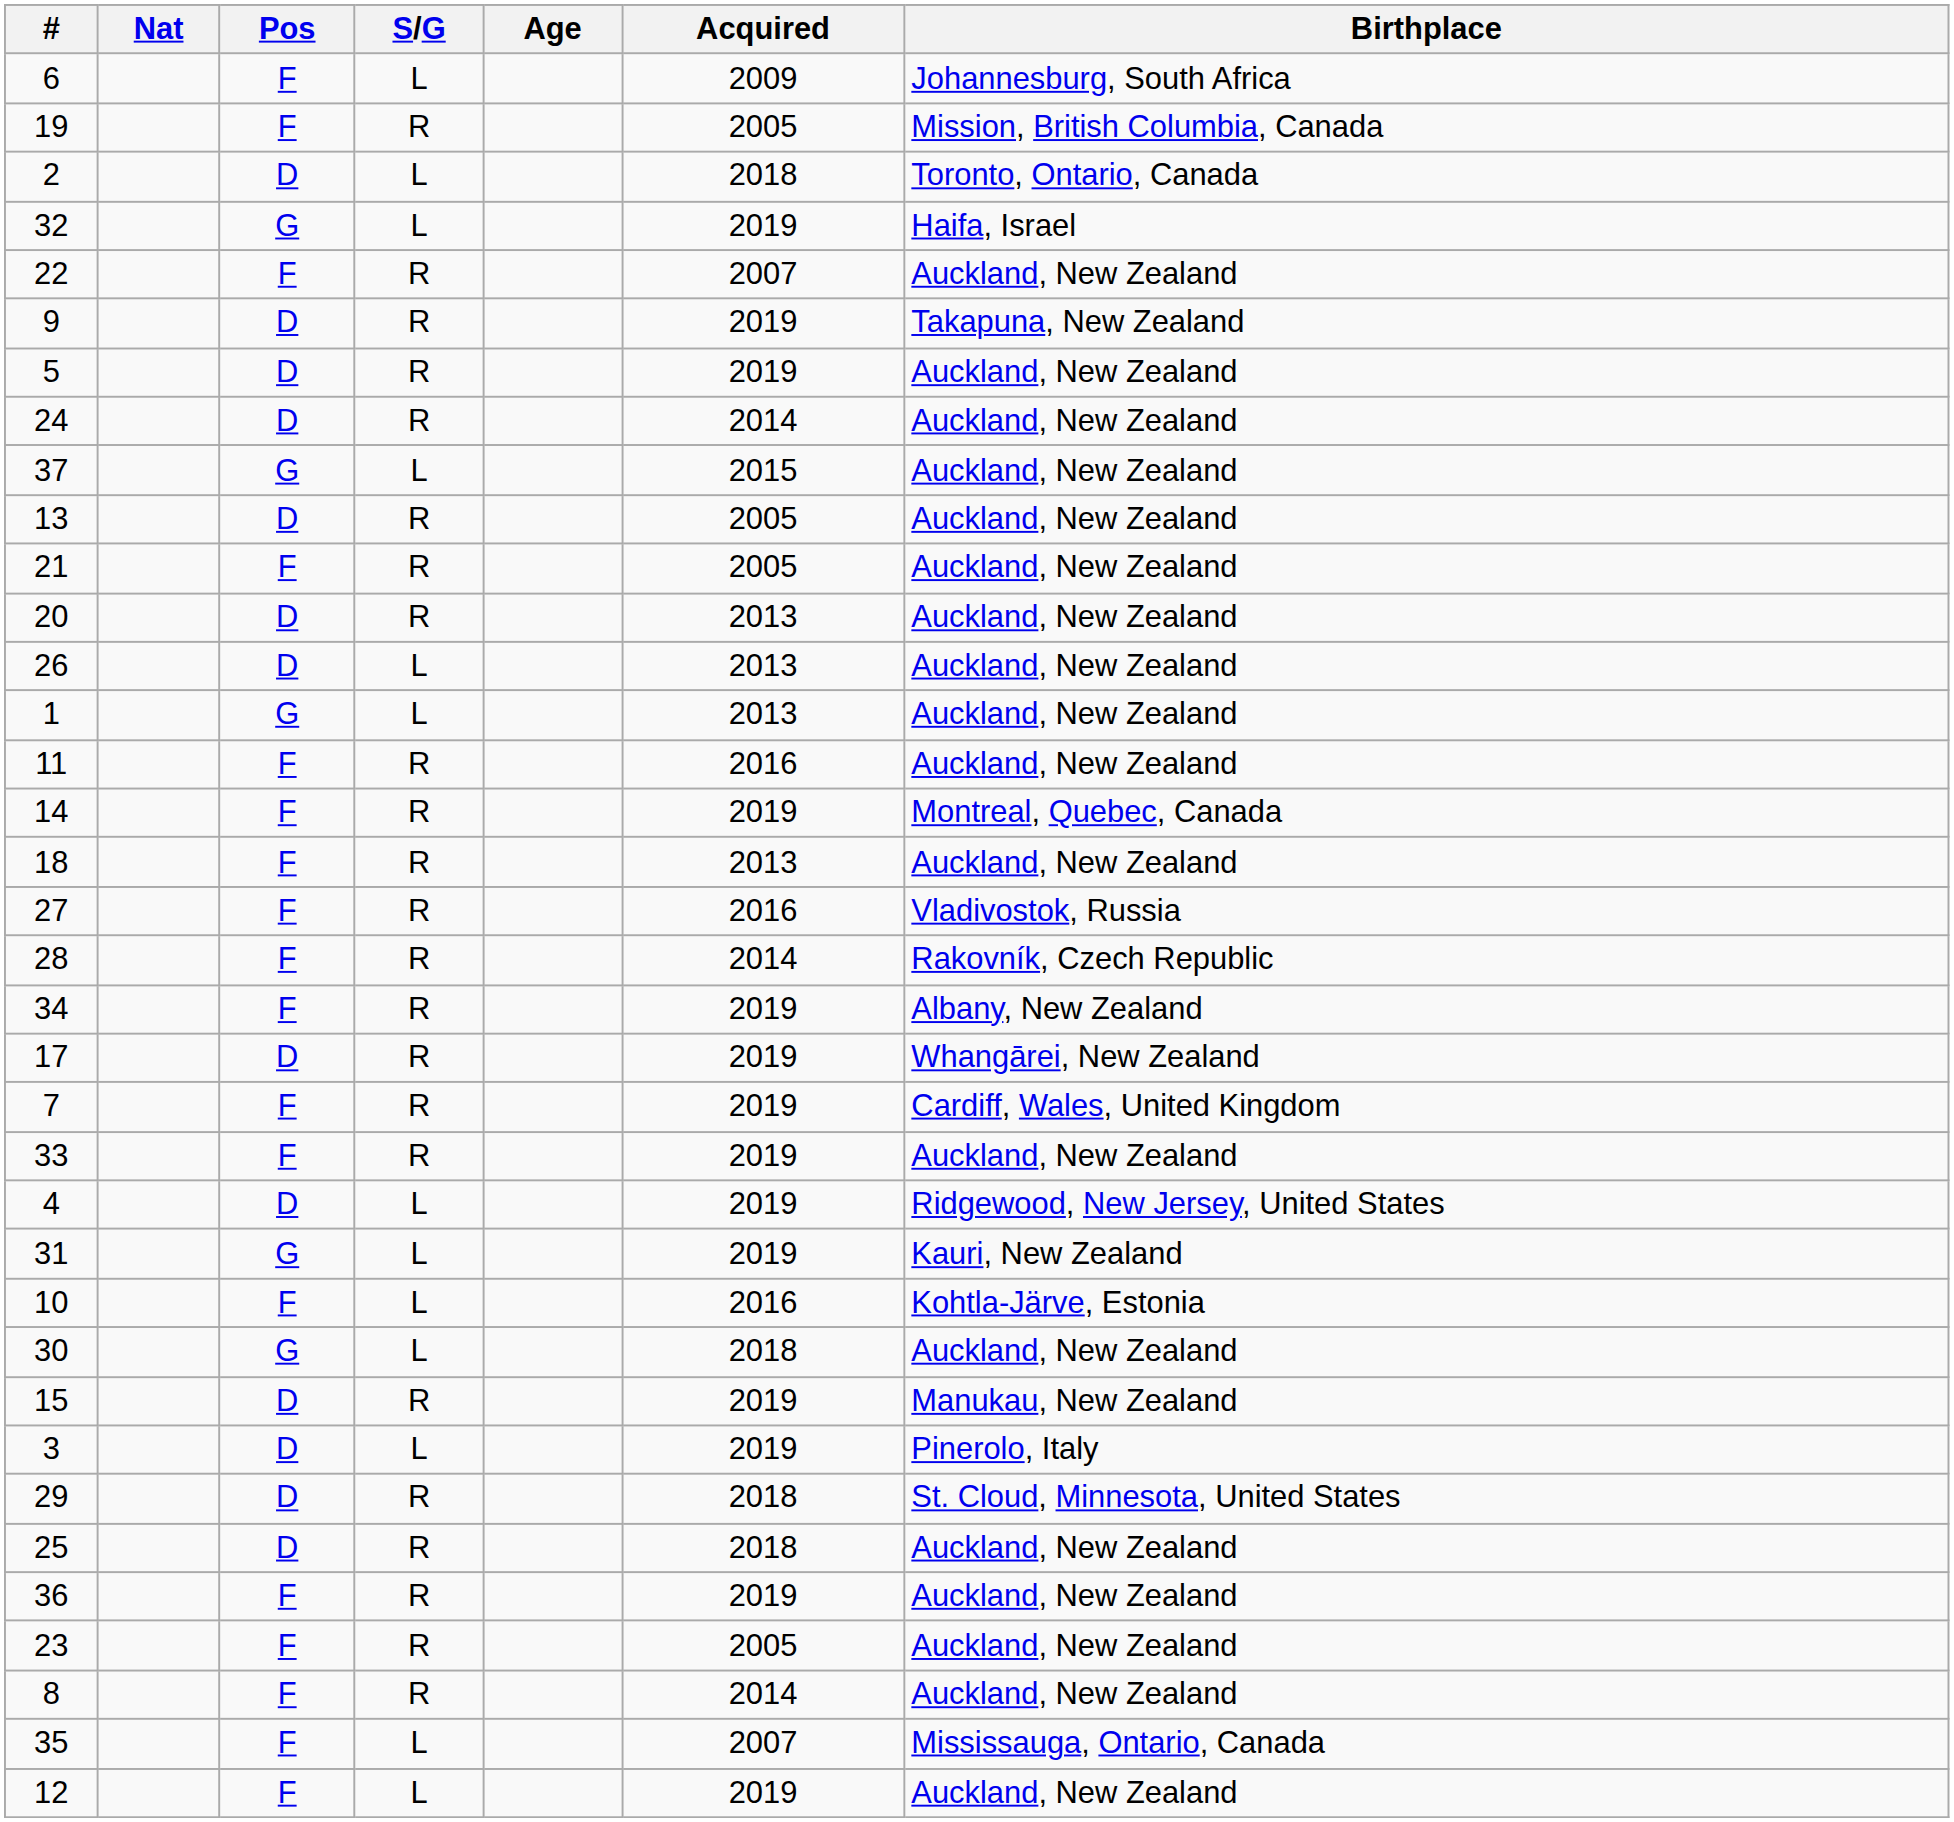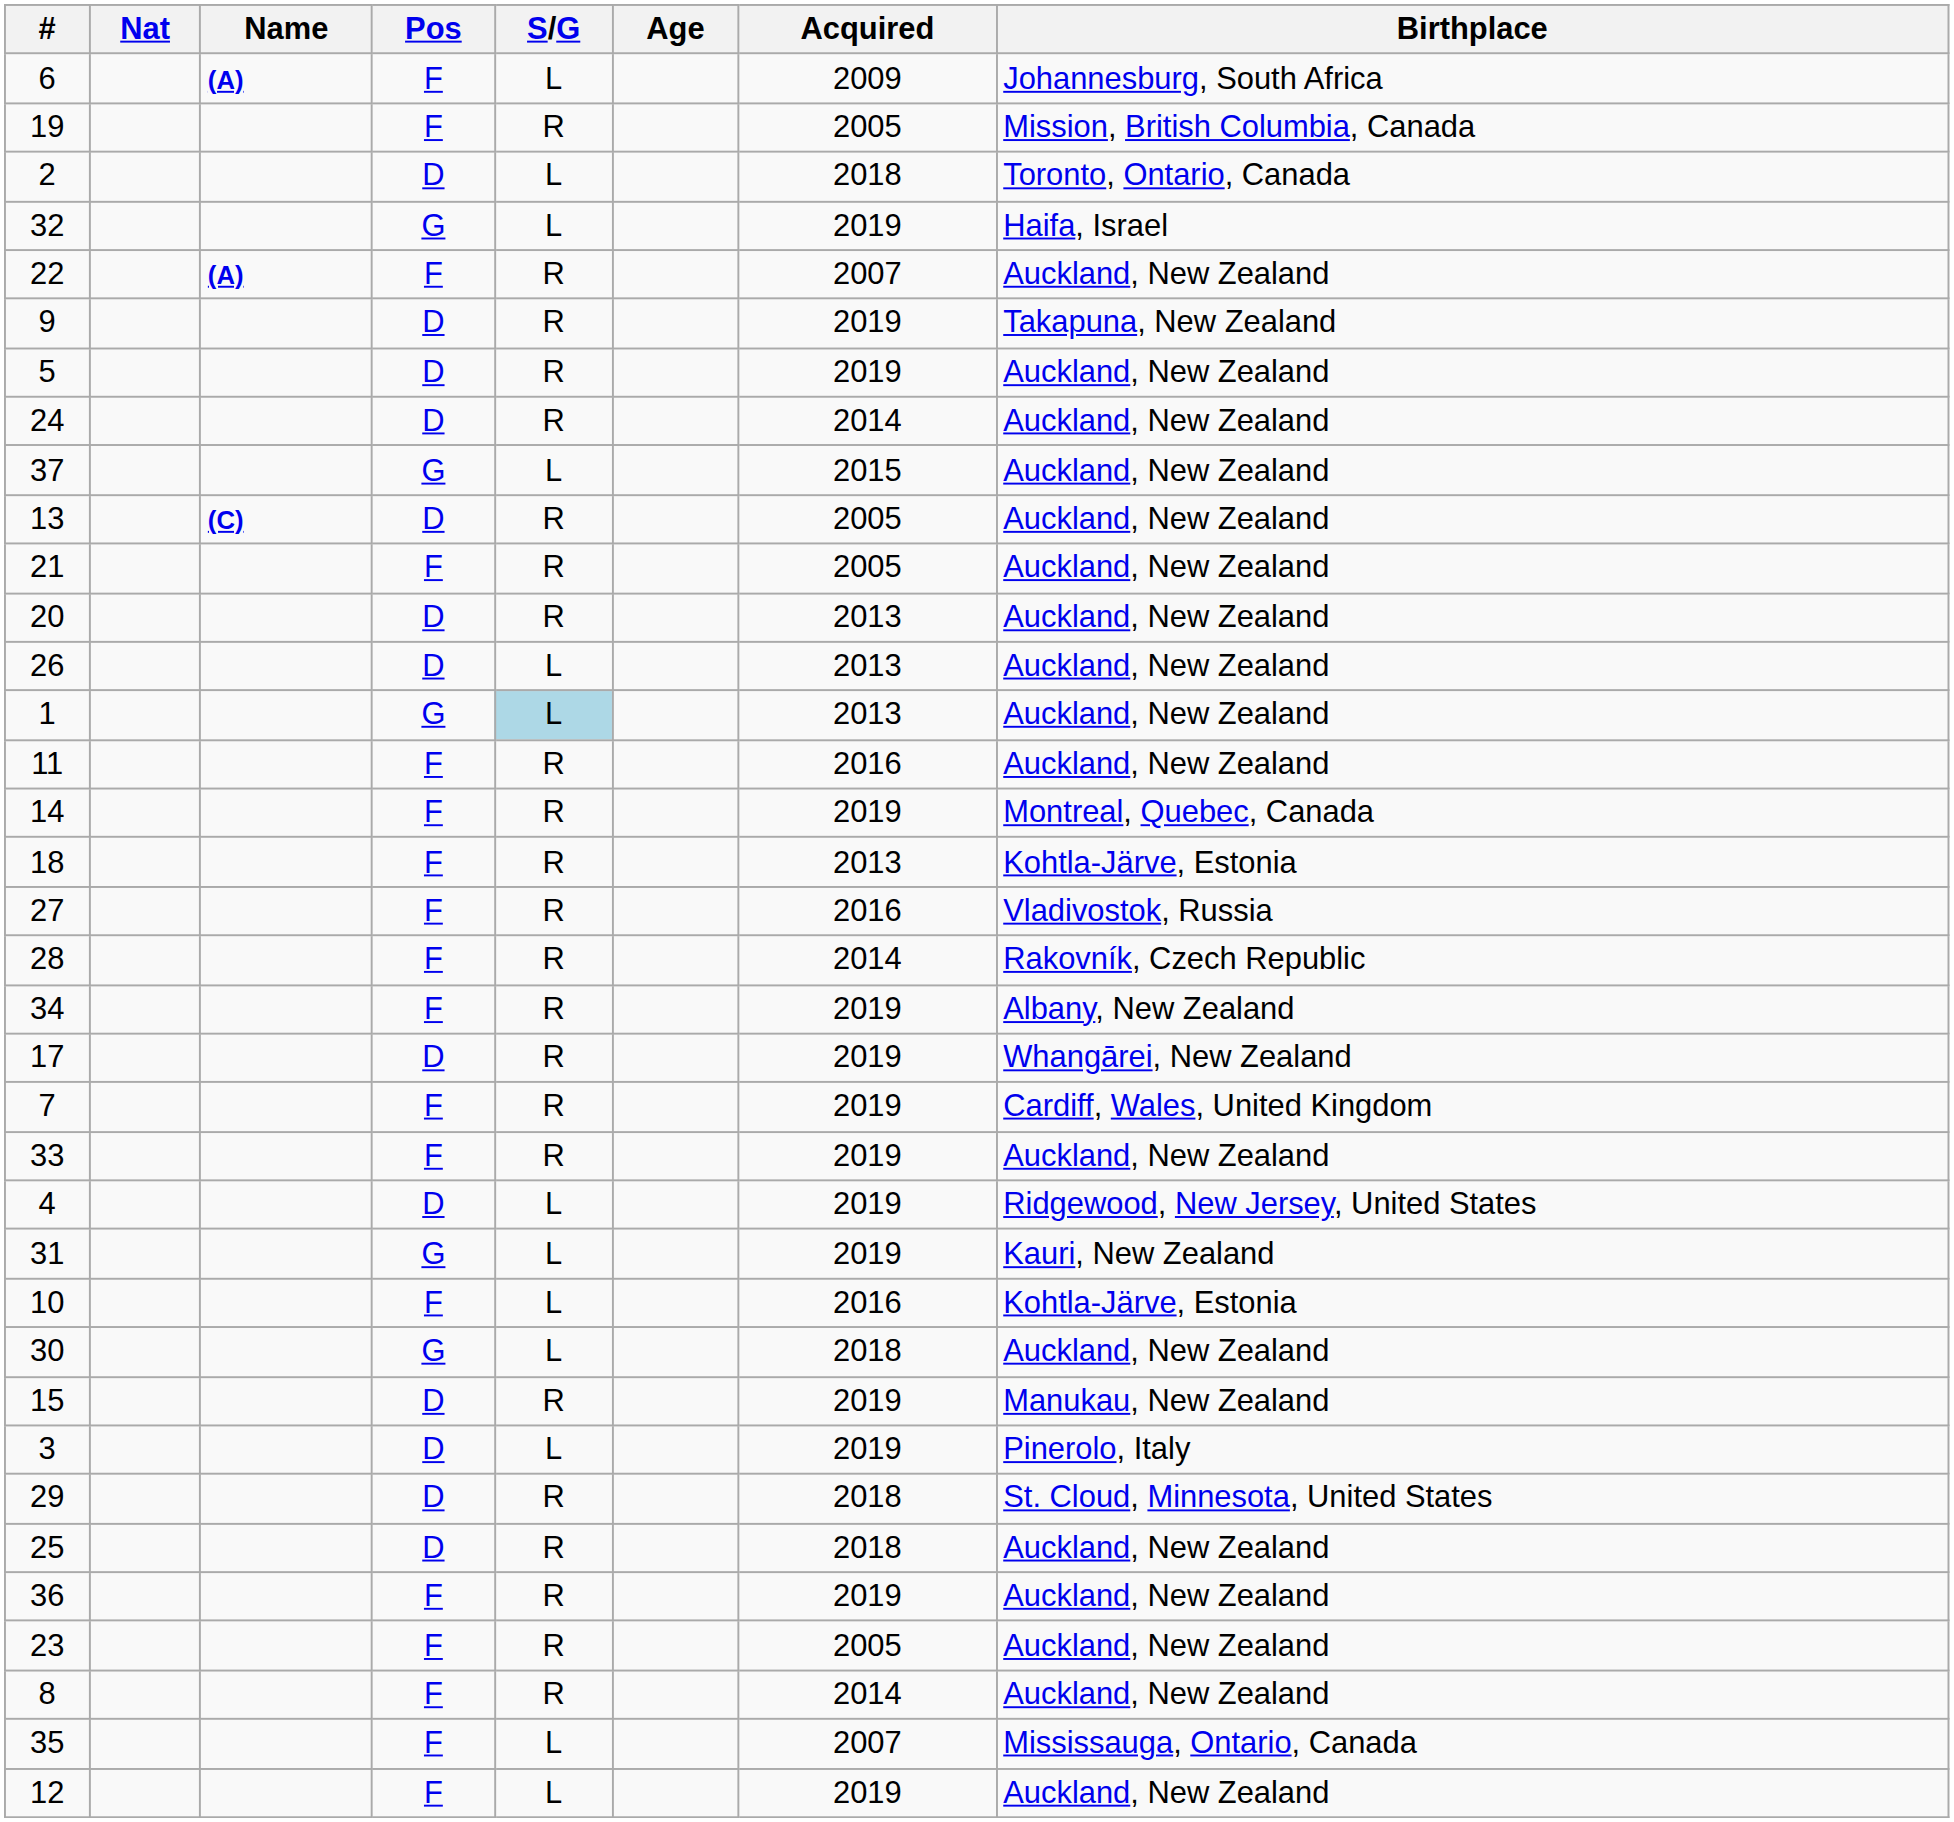+ column: (286, 28)
(419, 714) no background -> (554, 714) lightblue background
(1074, 861) Auckland, New Zealand -> (1150, 861) Kohtla-Järve, Estonia
